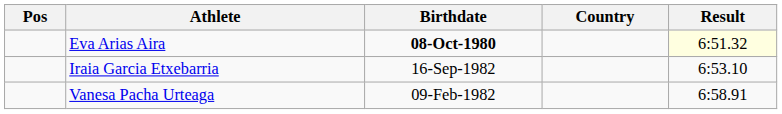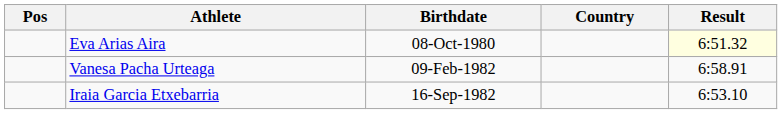(453, 43) bold -> (453, 43) normal
rows swapped: (144, 69) <-> (142, 95)
